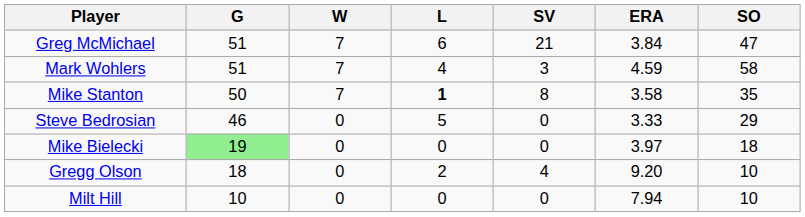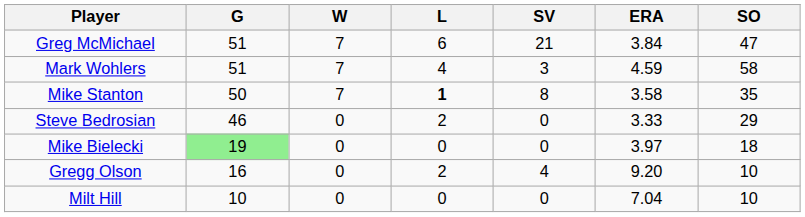(442, 120) 5 -> (442, 120) 2
(237, 172) 18 -> (237, 172) 16
(647, 198) 7.94 -> (647, 198) 7.04
